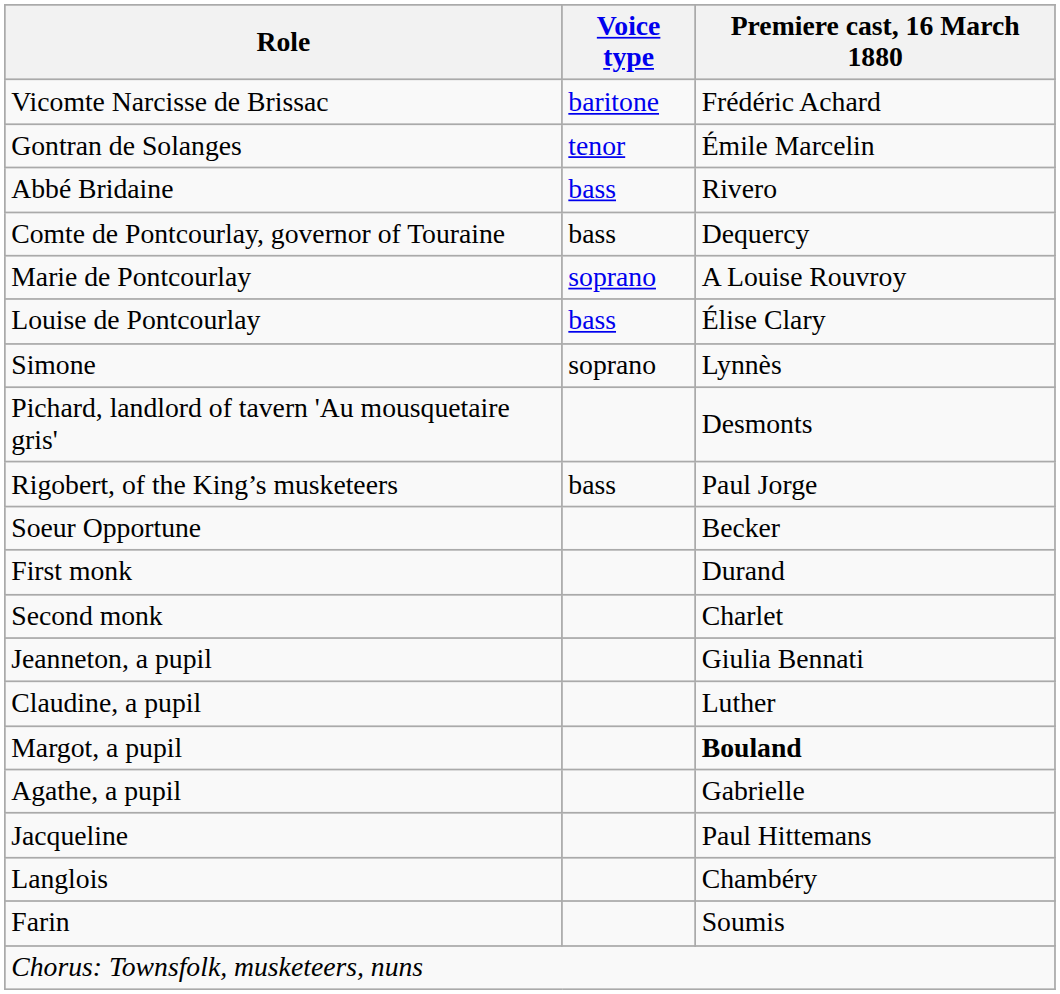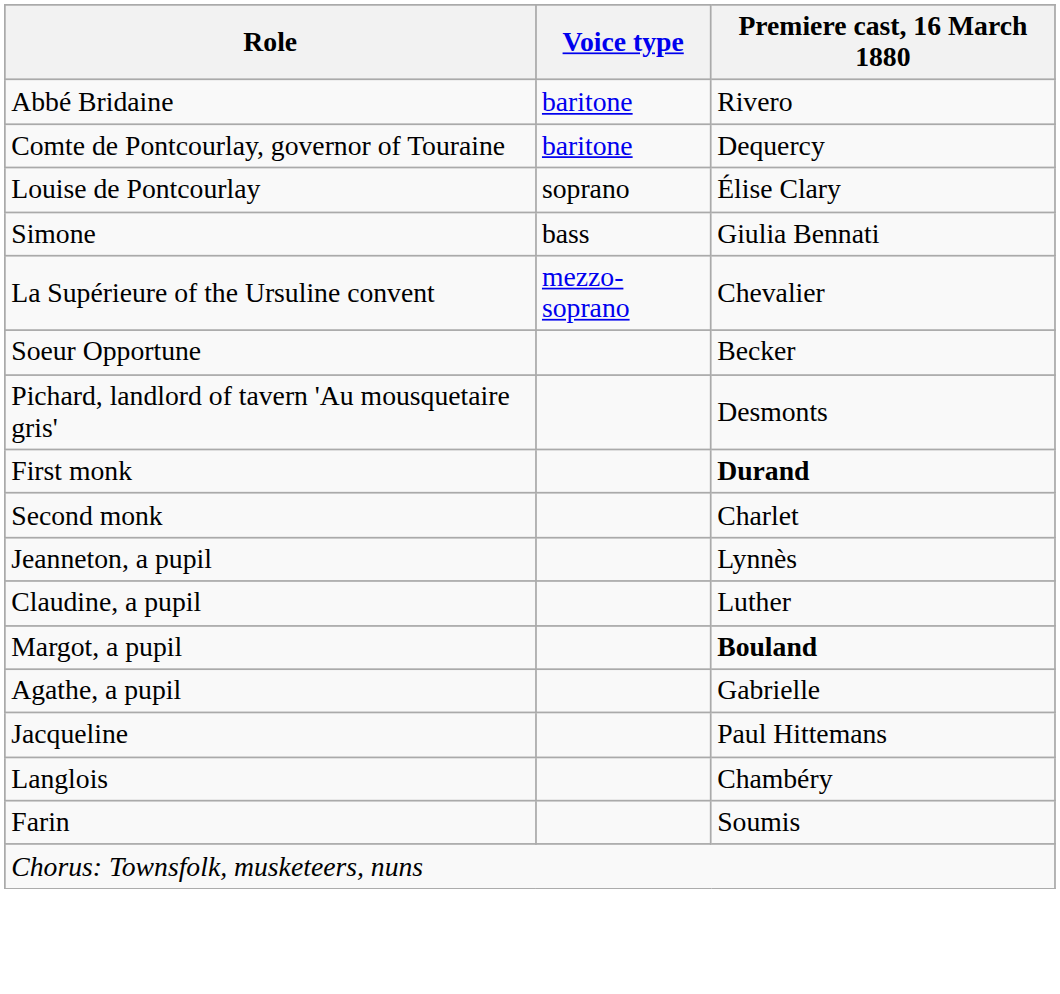- row: (170, 101)
- row: (127, 145)
(592, 189) bass -> (587, 101) baritone
(592, 233) bass -> (587, 145) baritone
- row: (131, 277)
(592, 320) bass -> (586, 189) soprano
(612, 364) soprano -> (566, 233) bass
(742, 364) Lynnès -> (798, 233) Giulia Bennati
+ row: (223, 292)
rows swapped: (106, 527) <-> (260, 424)
- row: (205, 483)
(743, 571) normal -> (763, 471) bold
(783, 659) Giulia Bennati -> (757, 558) Lynnès
